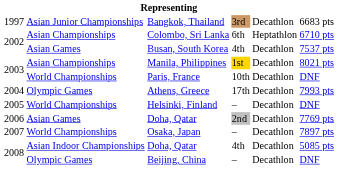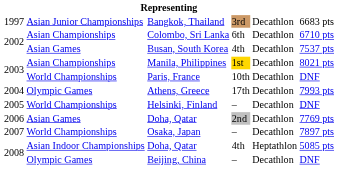(275, 35) Heptathlon -> (273, 35) Decathlon
(273, 146) Decathlon -> (275, 146) Heptathlon
